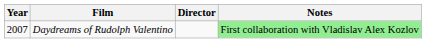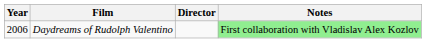(17, 29) 2007 -> (17, 29) 2006
